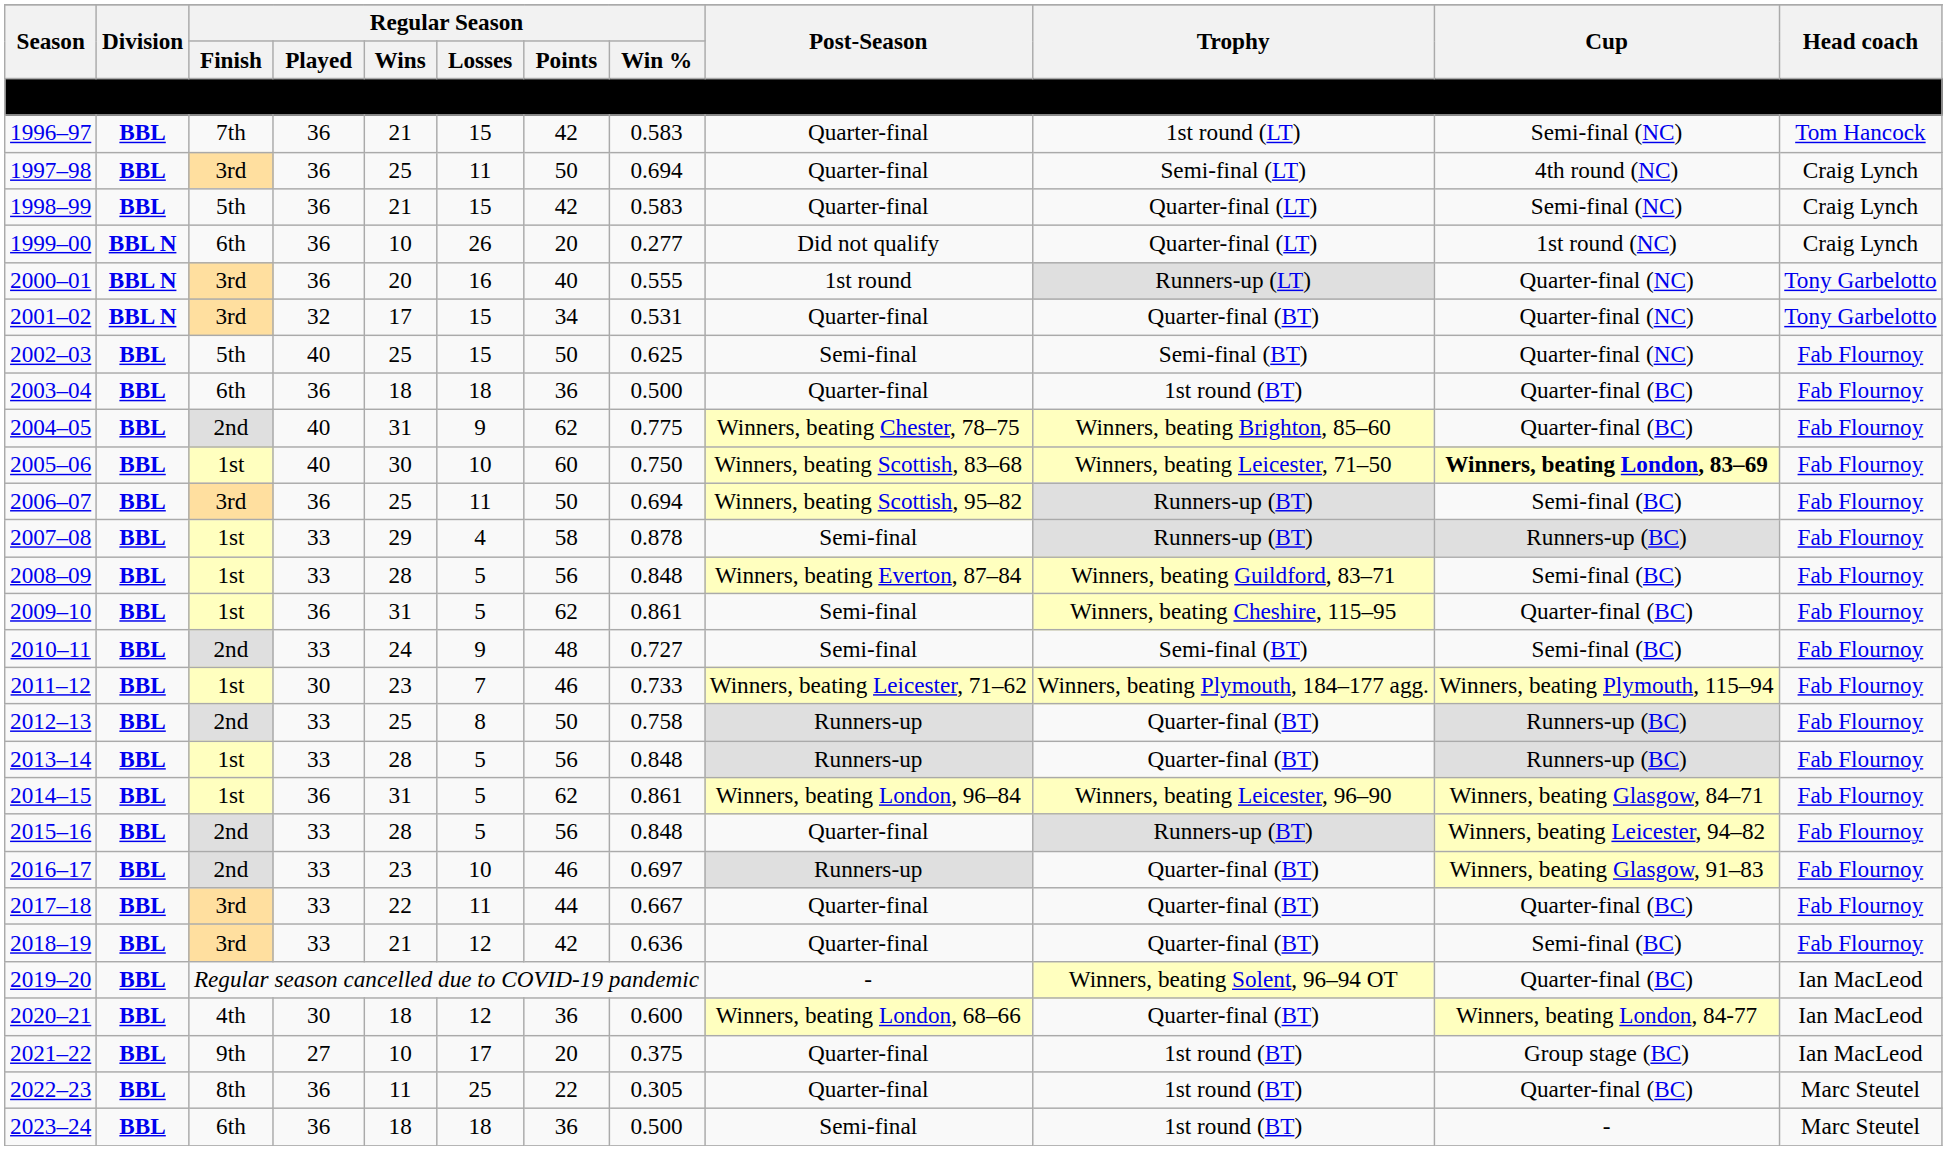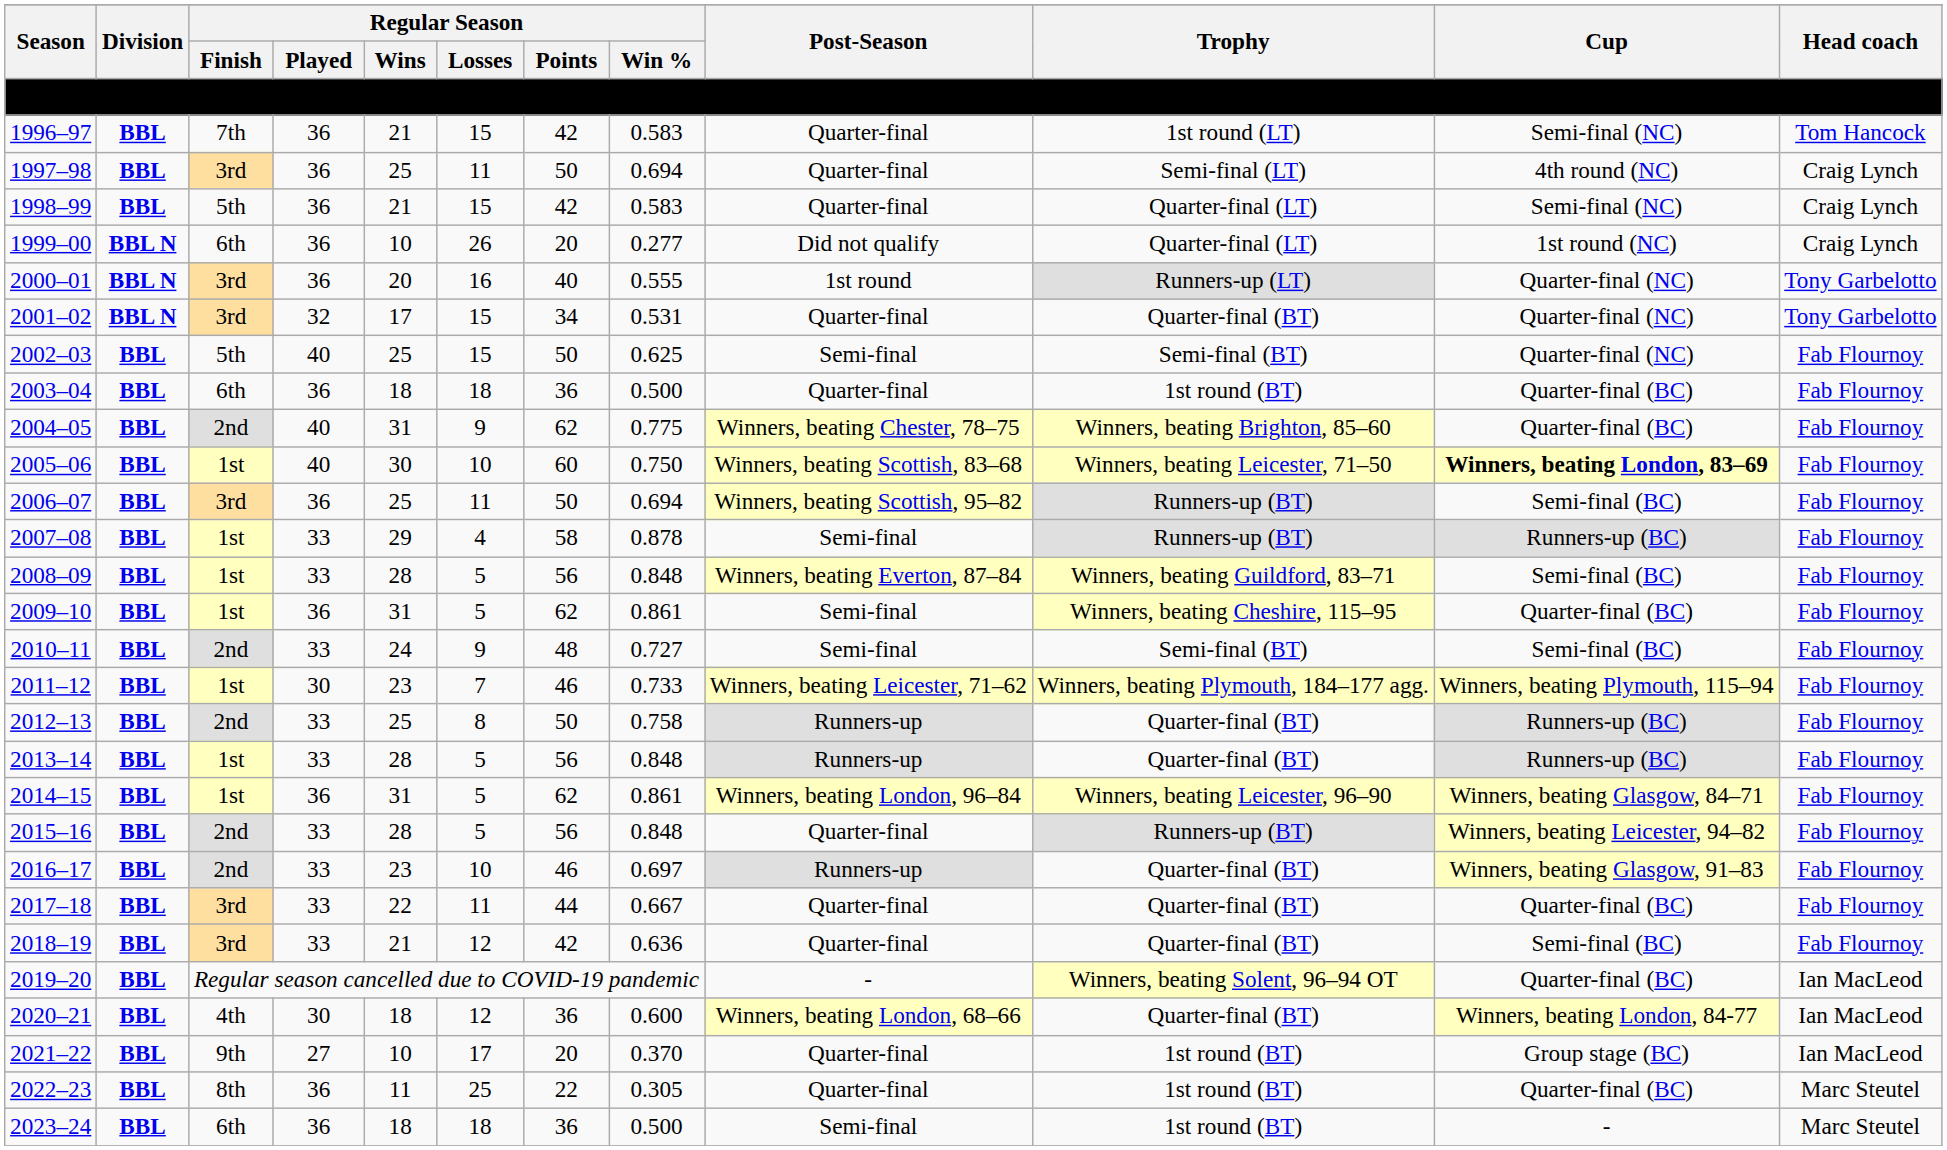(657, 1053) 0.375 -> (657, 1053) 0.370
